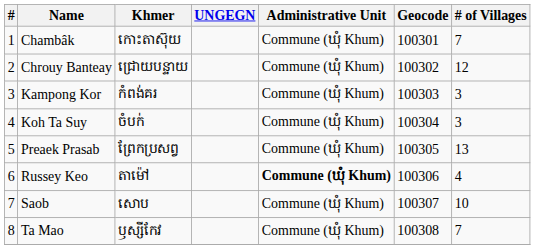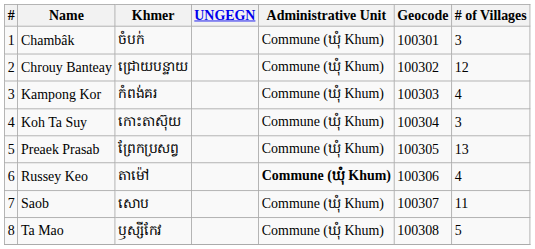(150, 39) កោះតាស៊ុយ -> (131, 39) ចំបក់
(458, 40) 7 -> (458, 40) 3
(458, 94) 3 -> (458, 94) 4
(131, 121) ចំបក់ -> (150, 121) កោះតាស៊ុយ
(462, 204) 10 -> (461, 204) 11
(458, 231) 7 -> (458, 231) 5
